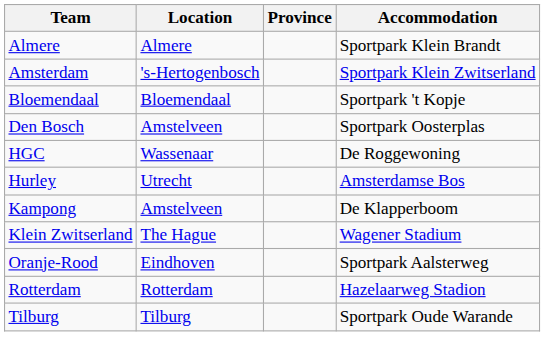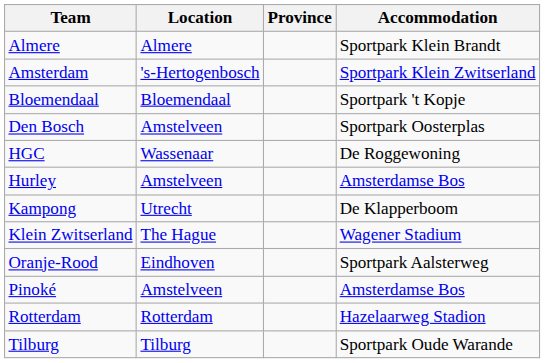(166, 180) Utrecht -> (181, 180) Amstelveen
(181, 208) Amstelveen -> (166, 208) Utrecht
+ row: (32, 289)
